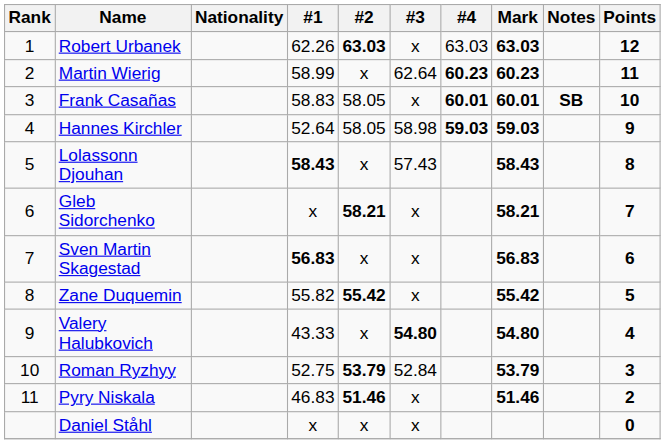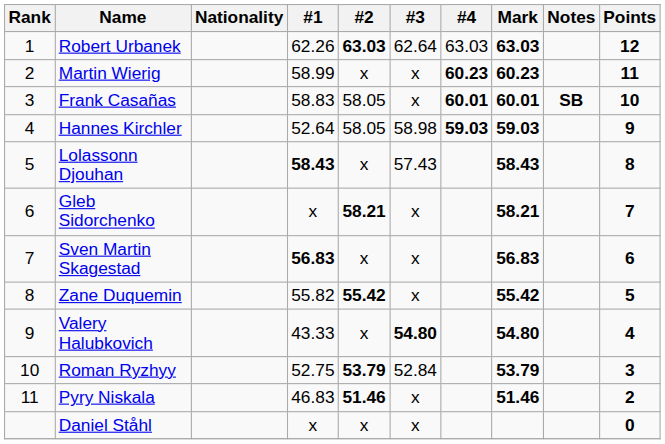(415, 45) x -> (415, 45) 62.64
(415, 73) 62.64 -> (415, 73) x
